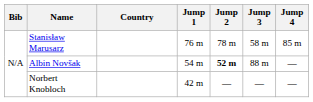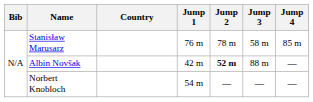(194, 63) 54 m -> (194, 63) 42 m
(194, 83) 42 m -> (194, 83) 54 m
